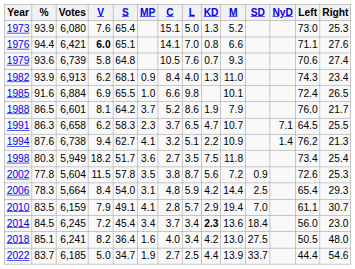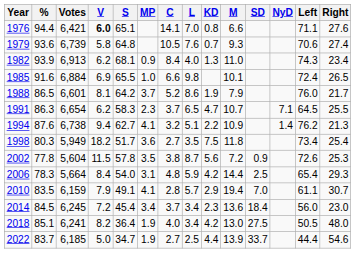- row: (18, 28)
(73, 126) 6,658 -> (73, 110) 6,654
(211, 223) bold -> (211, 207) normal
(148, 239) 1.6 -> (148, 223) 1.9
